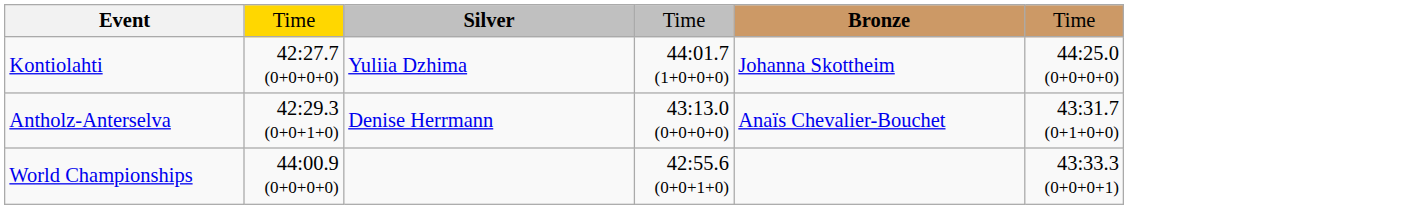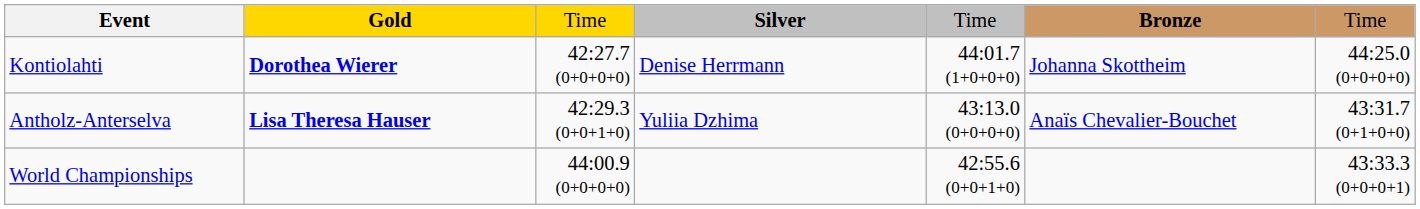+ column: (390, 20)
(408, 64) Yuliia Dzhima -> (712, 64) Denise Herrmann
(421, 120) Denise Herrmann -> (699, 120) Yuliia Dzhima
